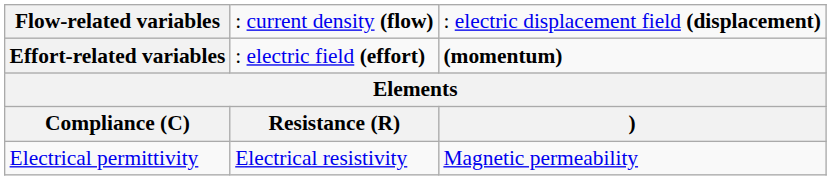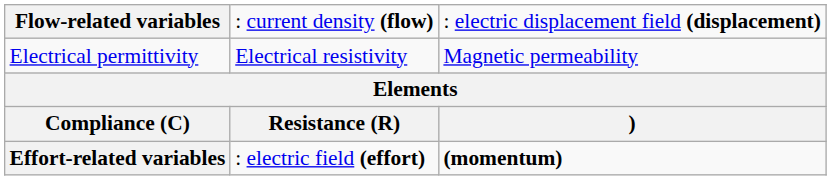rows swapped: (117, 55) <-> (104, 157)
